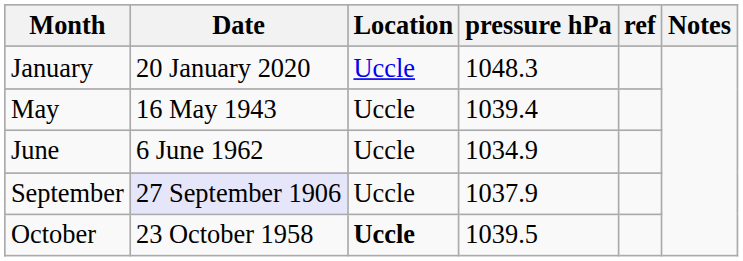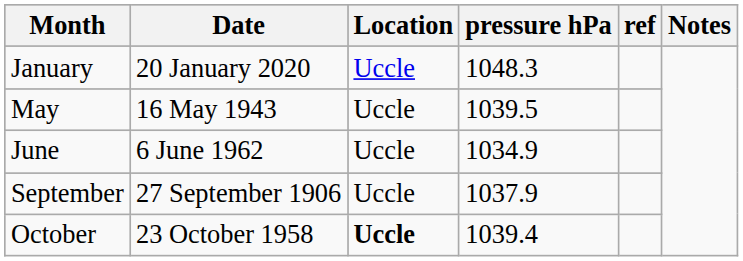(502, 109) 1039.4 -> (502, 109) 1039.5
(239, 192) lavender background -> (239, 192) no background
(502, 234) 1039.5 -> (502, 234) 1039.4
